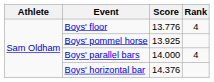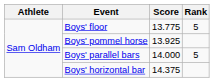(166, 27) 13.776 -> (166, 27) 13.775
(196, 27) 4 -> (196, 27) 5
(196, 56) 4 -> (196, 56) 5
(166, 70) 14.376 -> (166, 70) 14.375
